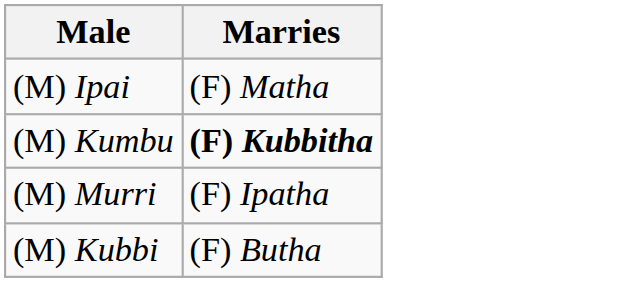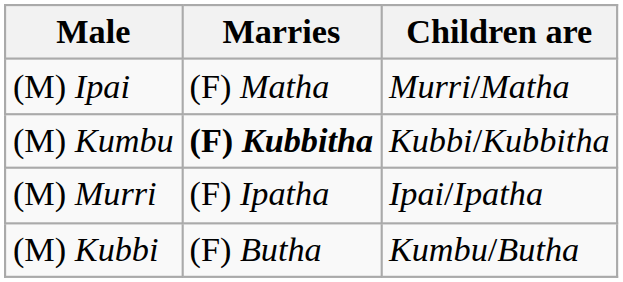+ column: (499, 31)
